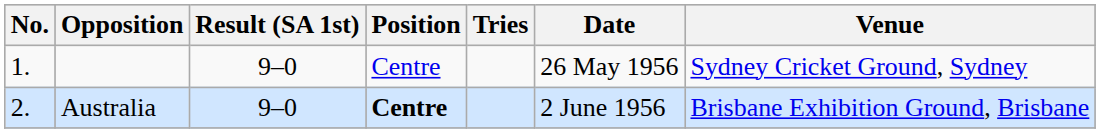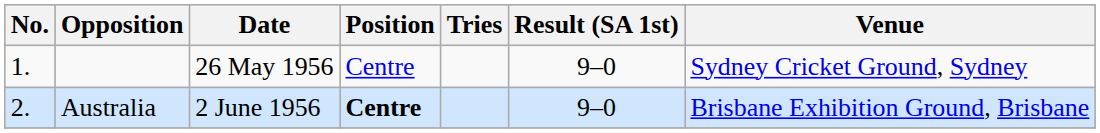columns swapped: (277, 25) <-> (609, 25)
